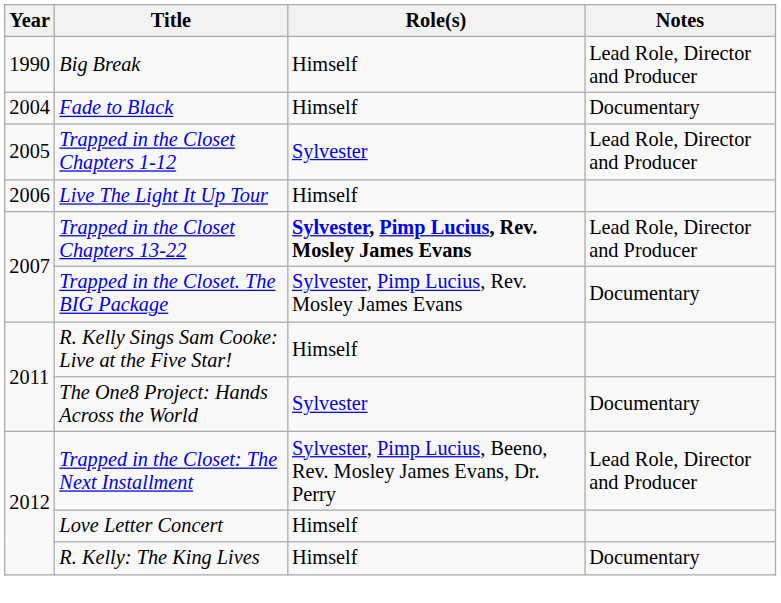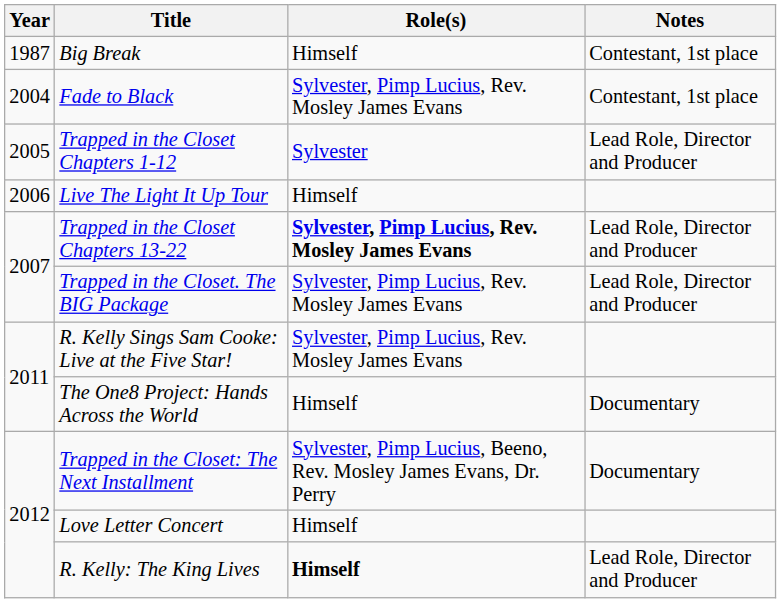(30, 64) 1990 -> (30, 52) 1987
(670, 64) Lead Role, Director and Producer -> (674, 52) Contestant, 1st place
(325, 107) Himself -> (409, 96) Sylvester, Pimp Lucius, Rev. Mosley James Evans
(644, 107) Documentary -> (674, 96) Contestant, 1st place
(644, 293) Documentary -> (670, 293) Lead Role, Director and Producer
(325, 349) Himself -> (409, 349) Sylvester, Pimp Lucius, Rev. Mosley James Evans
(330, 404) Sylvester -> (325, 404) Himself
(670, 470) Lead Role, Director and Producer -> (644, 470) Documentary
(325, 557) normal -> (326, 569) bold
(644, 557) Documentary -> (670, 569) Lead Role, Director and Producer
